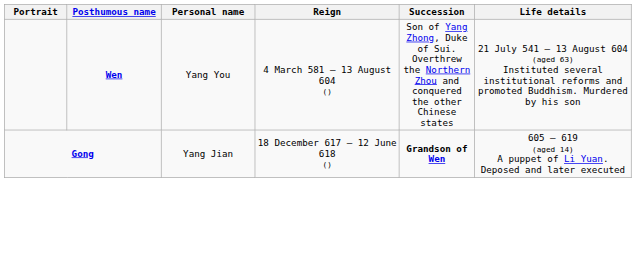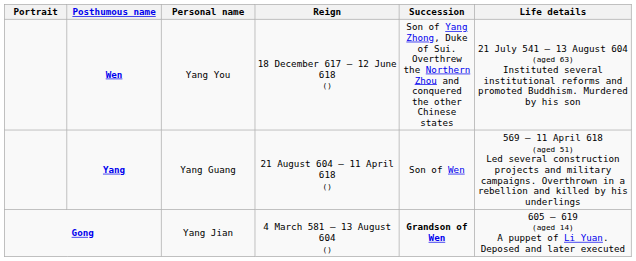(327, 80) 4 March 581 – 13 August 604 () -> (327, 75) 18 December 617 – 12 June 618 ()
+ row: (114, 170)
(327, 154) 18 December 617 – 12 June 618 () -> (327, 238) 4 March 581 – 13 August 604 ()
